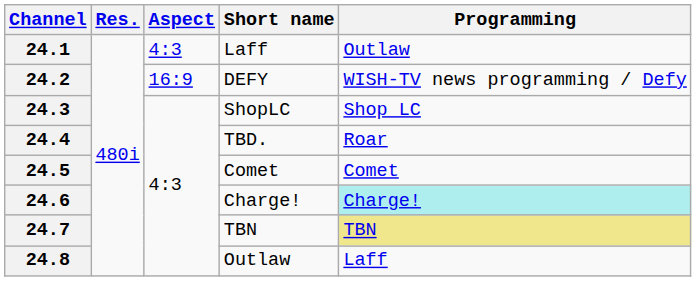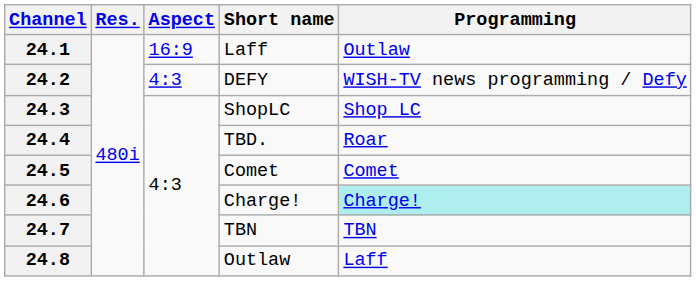(165, 50) 4:3 -> (171, 50) 16:9
(171, 80) 16:9 -> (165, 80) 4:3
(360, 230) khaki background -> (360, 230) no background
